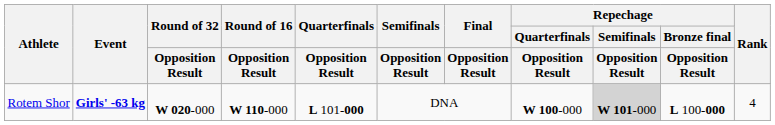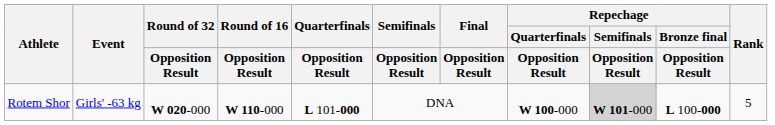(110, 102) bold -> (108, 102) normal
(752, 102) 4 -> (748, 102) 5
